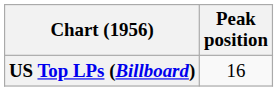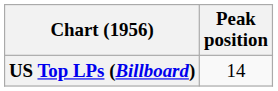(236, 70) 16 -> (236, 70) 14
